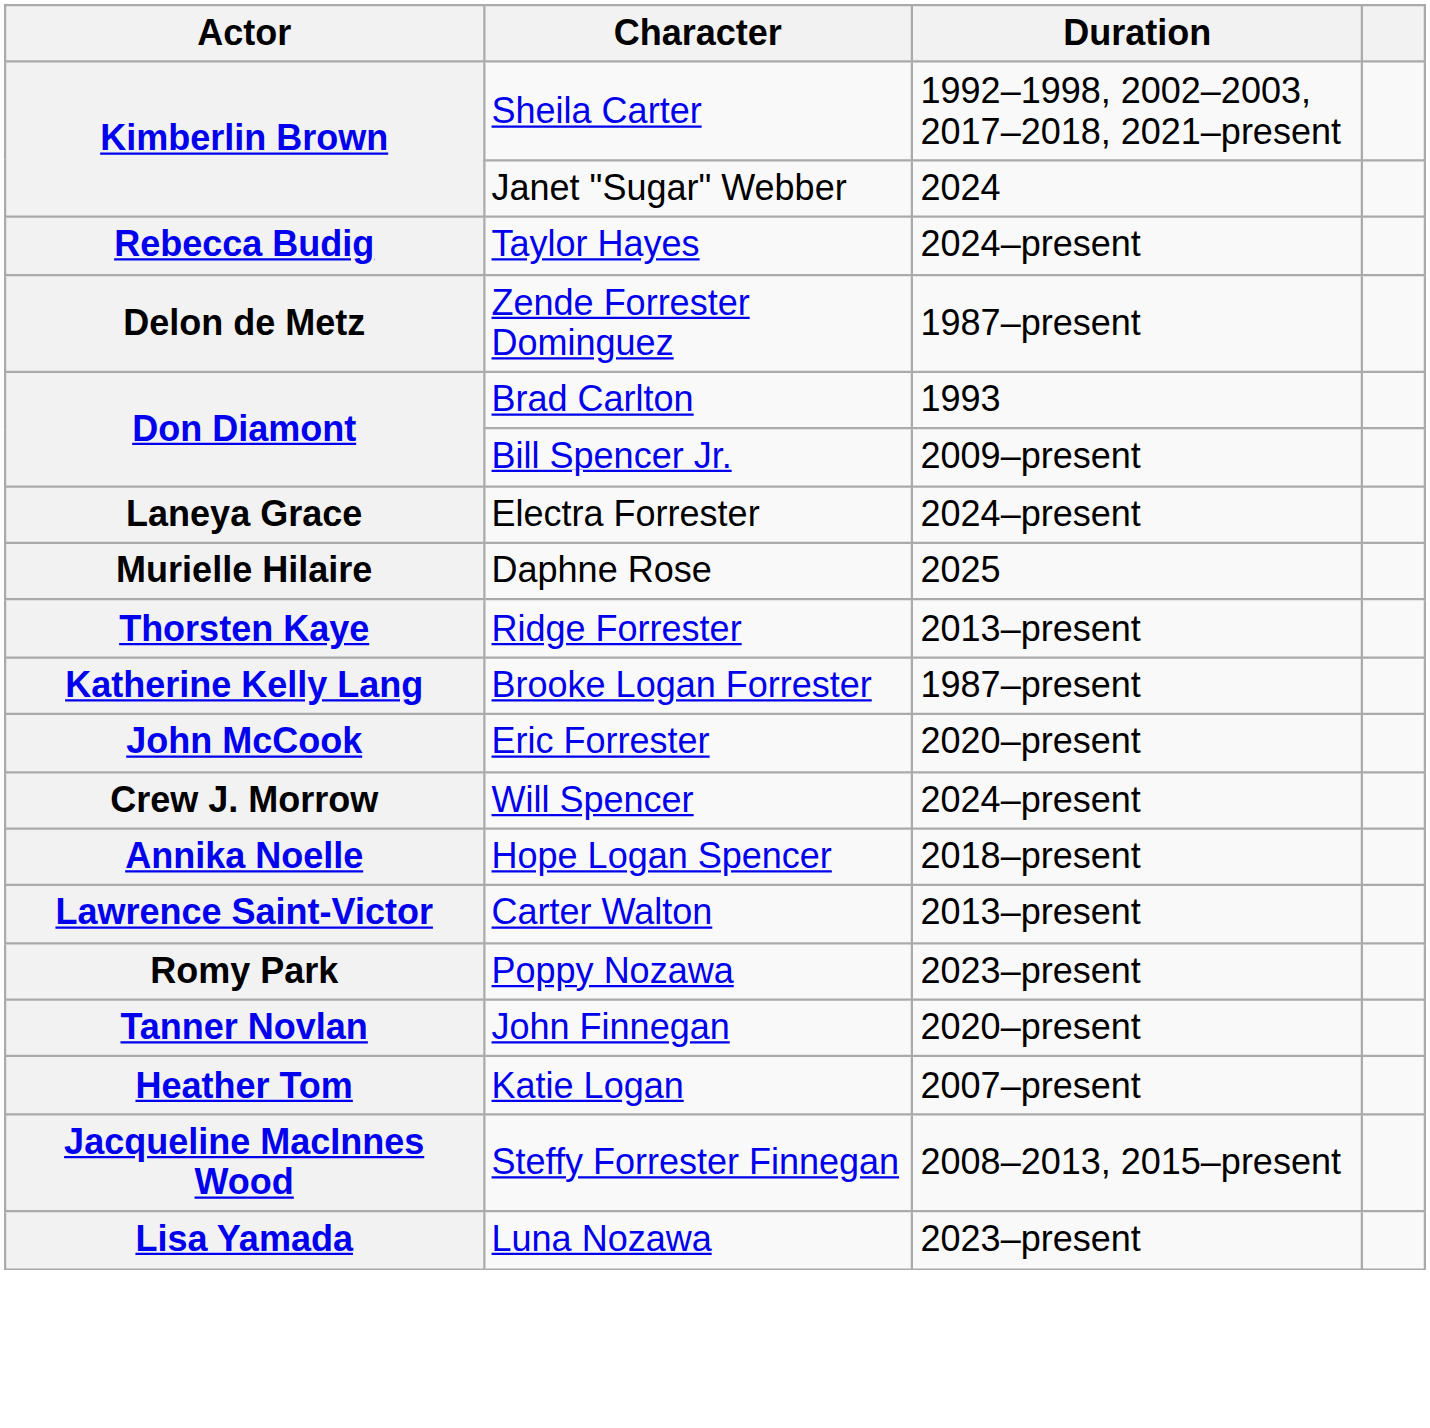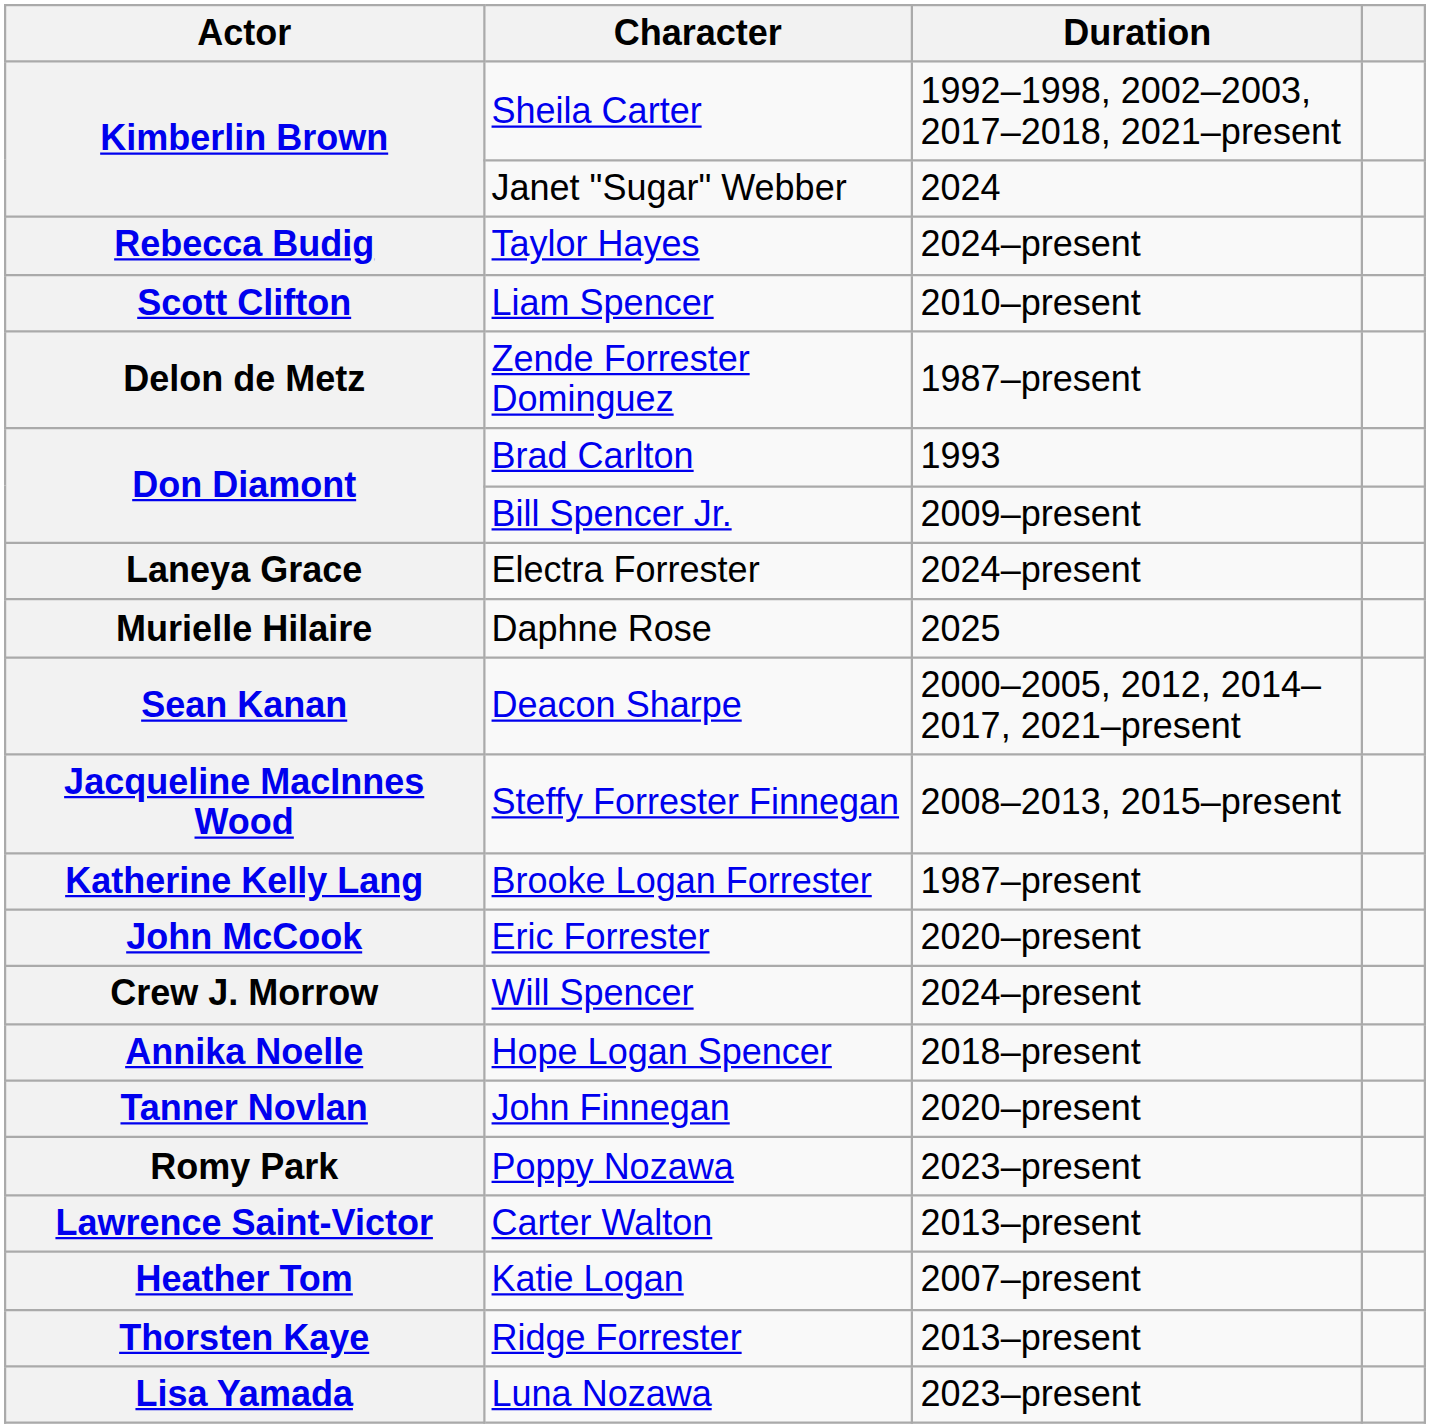+ row: (244, 301)
+ row: (244, 705)
rows swapped: (244, 627) <-> (244, 1161)
rows swapped: (244, 1027) <-> (244, 913)
